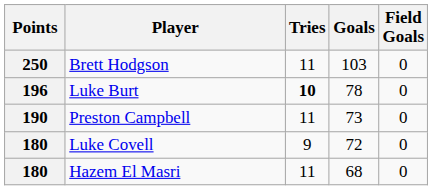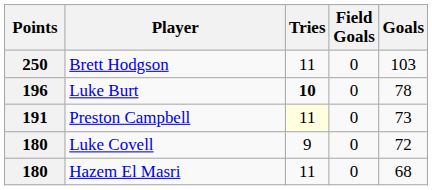columns swapped: (354, 27) <-> (403, 27)
(35, 117) 190 -> (35, 117) 191
(307, 117) no background -> (307, 117) lightyellow background
